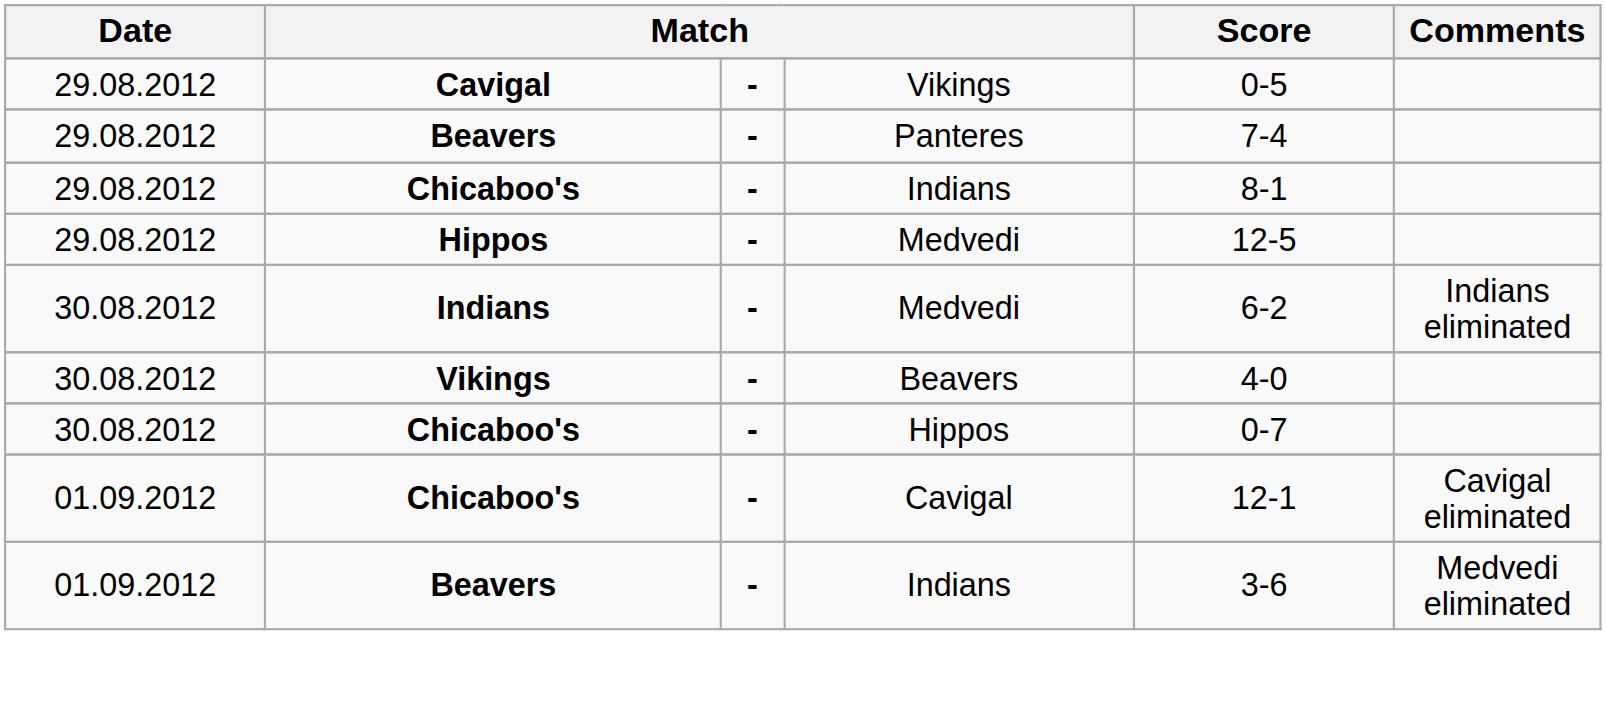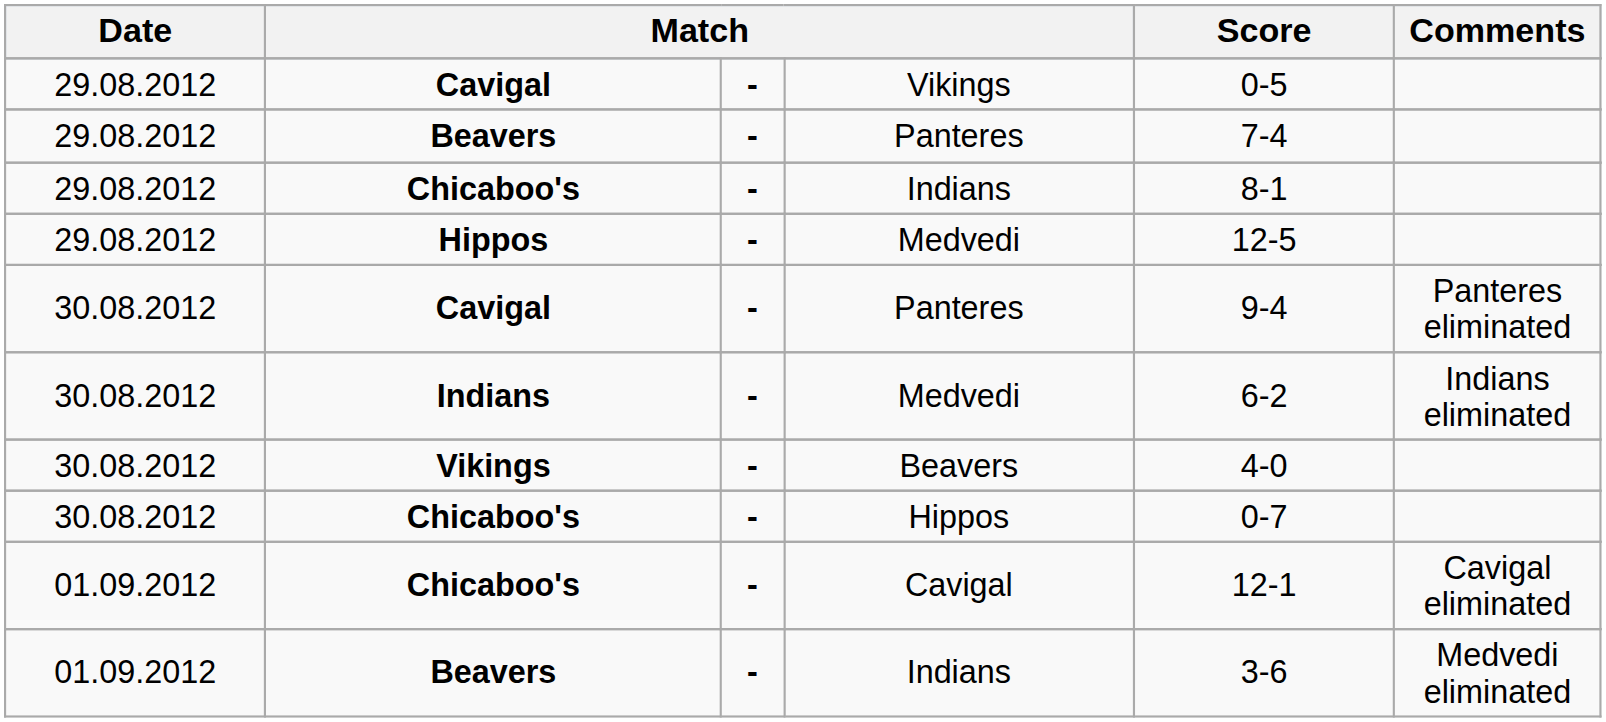+ row: (493, 308)
